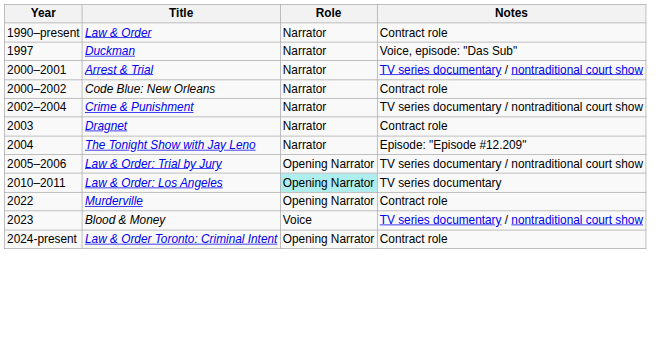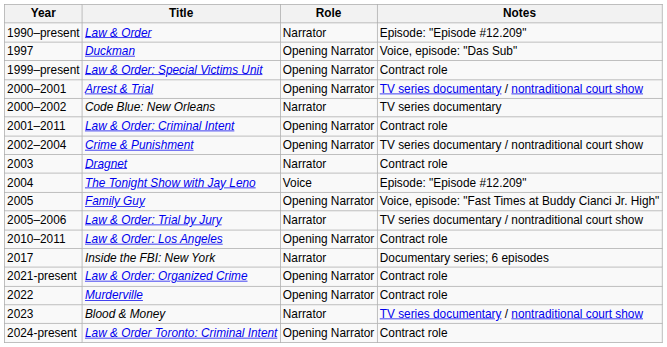(414, 32) Contract role -> (453, 32) Episode: "Episode #12.209"
(305, 51) Narrator -> (329, 51) Opening Narrator
+ row: (174, 70)
(305, 70) Narrator -> (329, 88) Opening Narrator
(414, 88) Contract role -> (441, 107) TV series documentary
+ row: (160, 126)
(305, 107) Narrator -> (329, 145) Opening Narrator
(305, 145) Narrator -> (297, 182) Voice
+ row: (115, 201)
(329, 164) Opening Narrator -> (305, 220) Narrator
(329, 182) paleturquoise background -> (329, 239) no background
(441, 182) TV series documentary -> (414, 239) Contract role
+ row: (150, 257)
+ row: (166, 276)
(297, 220) Voice -> (305, 314) Narrator
